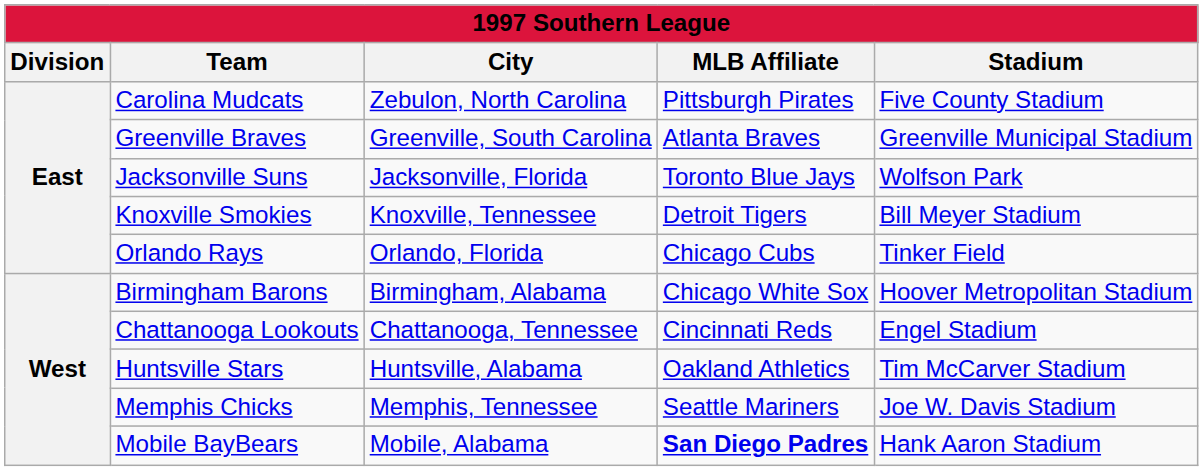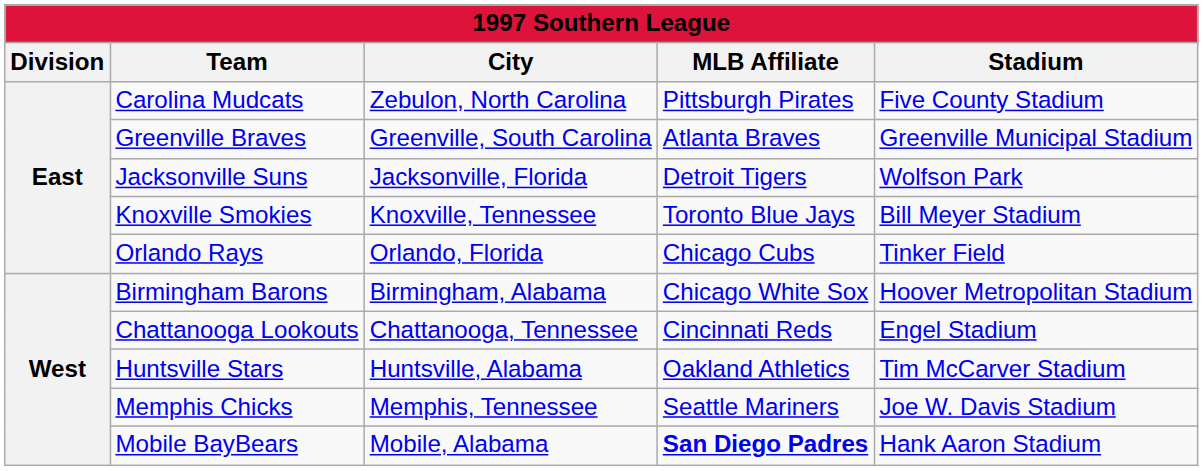(759, 176) Toronto Blue Jays -> (735, 176) Detroit Tigers
(735, 215) Detroit Tigers -> (759, 215) Toronto Blue Jays
